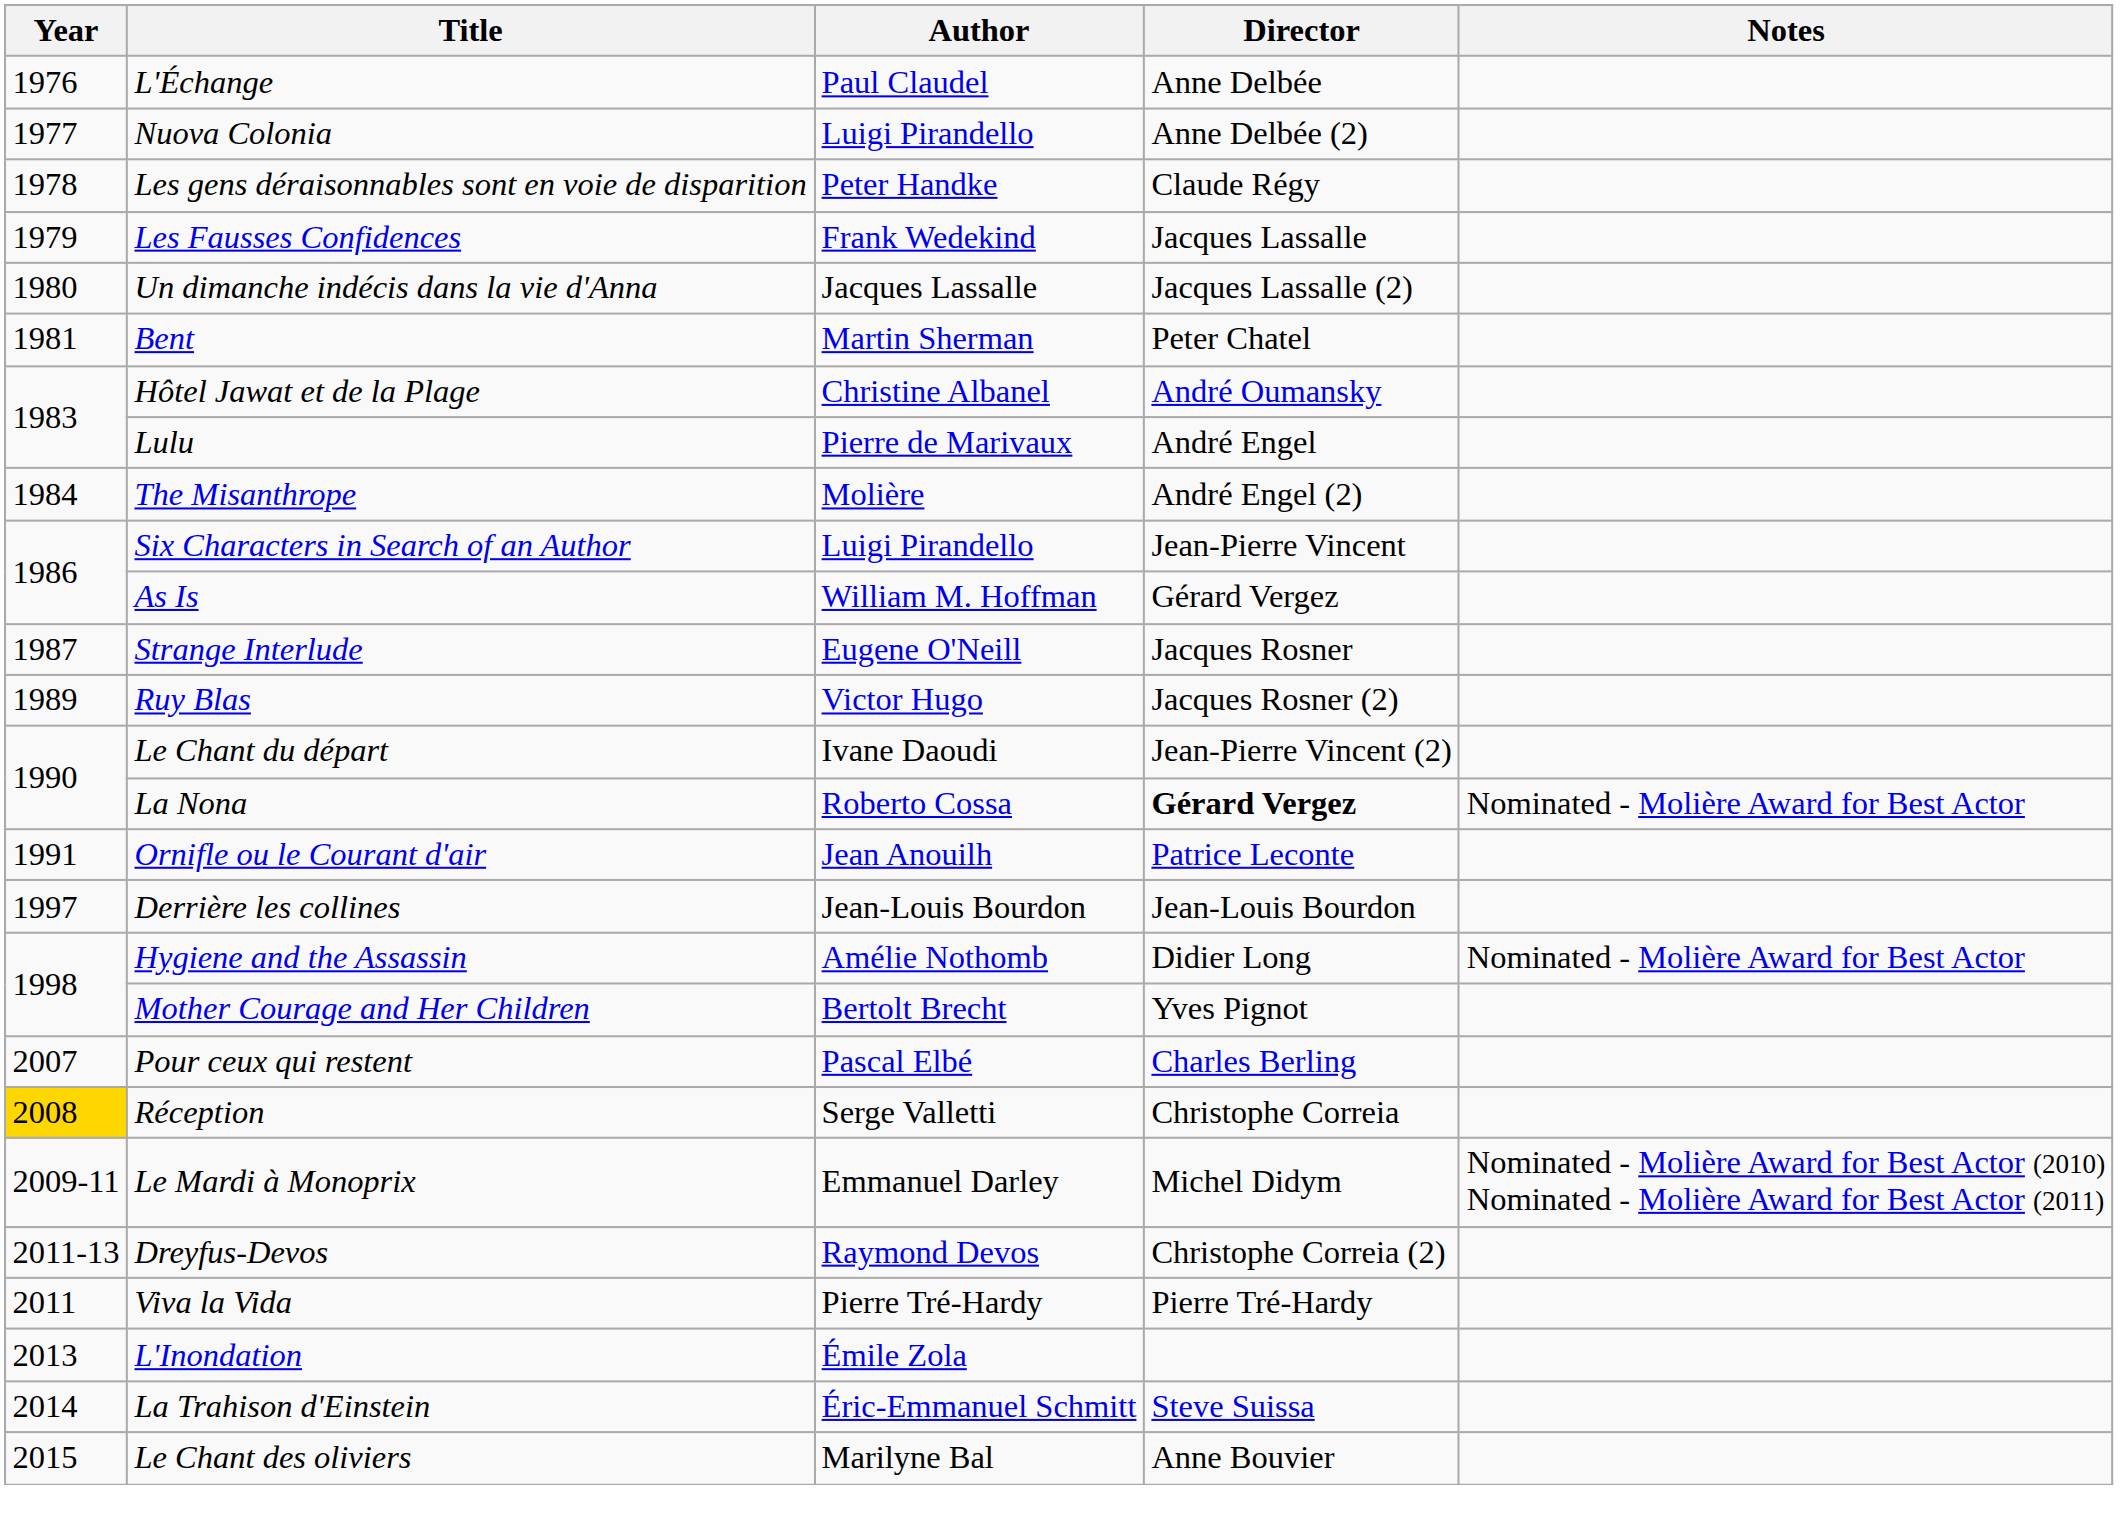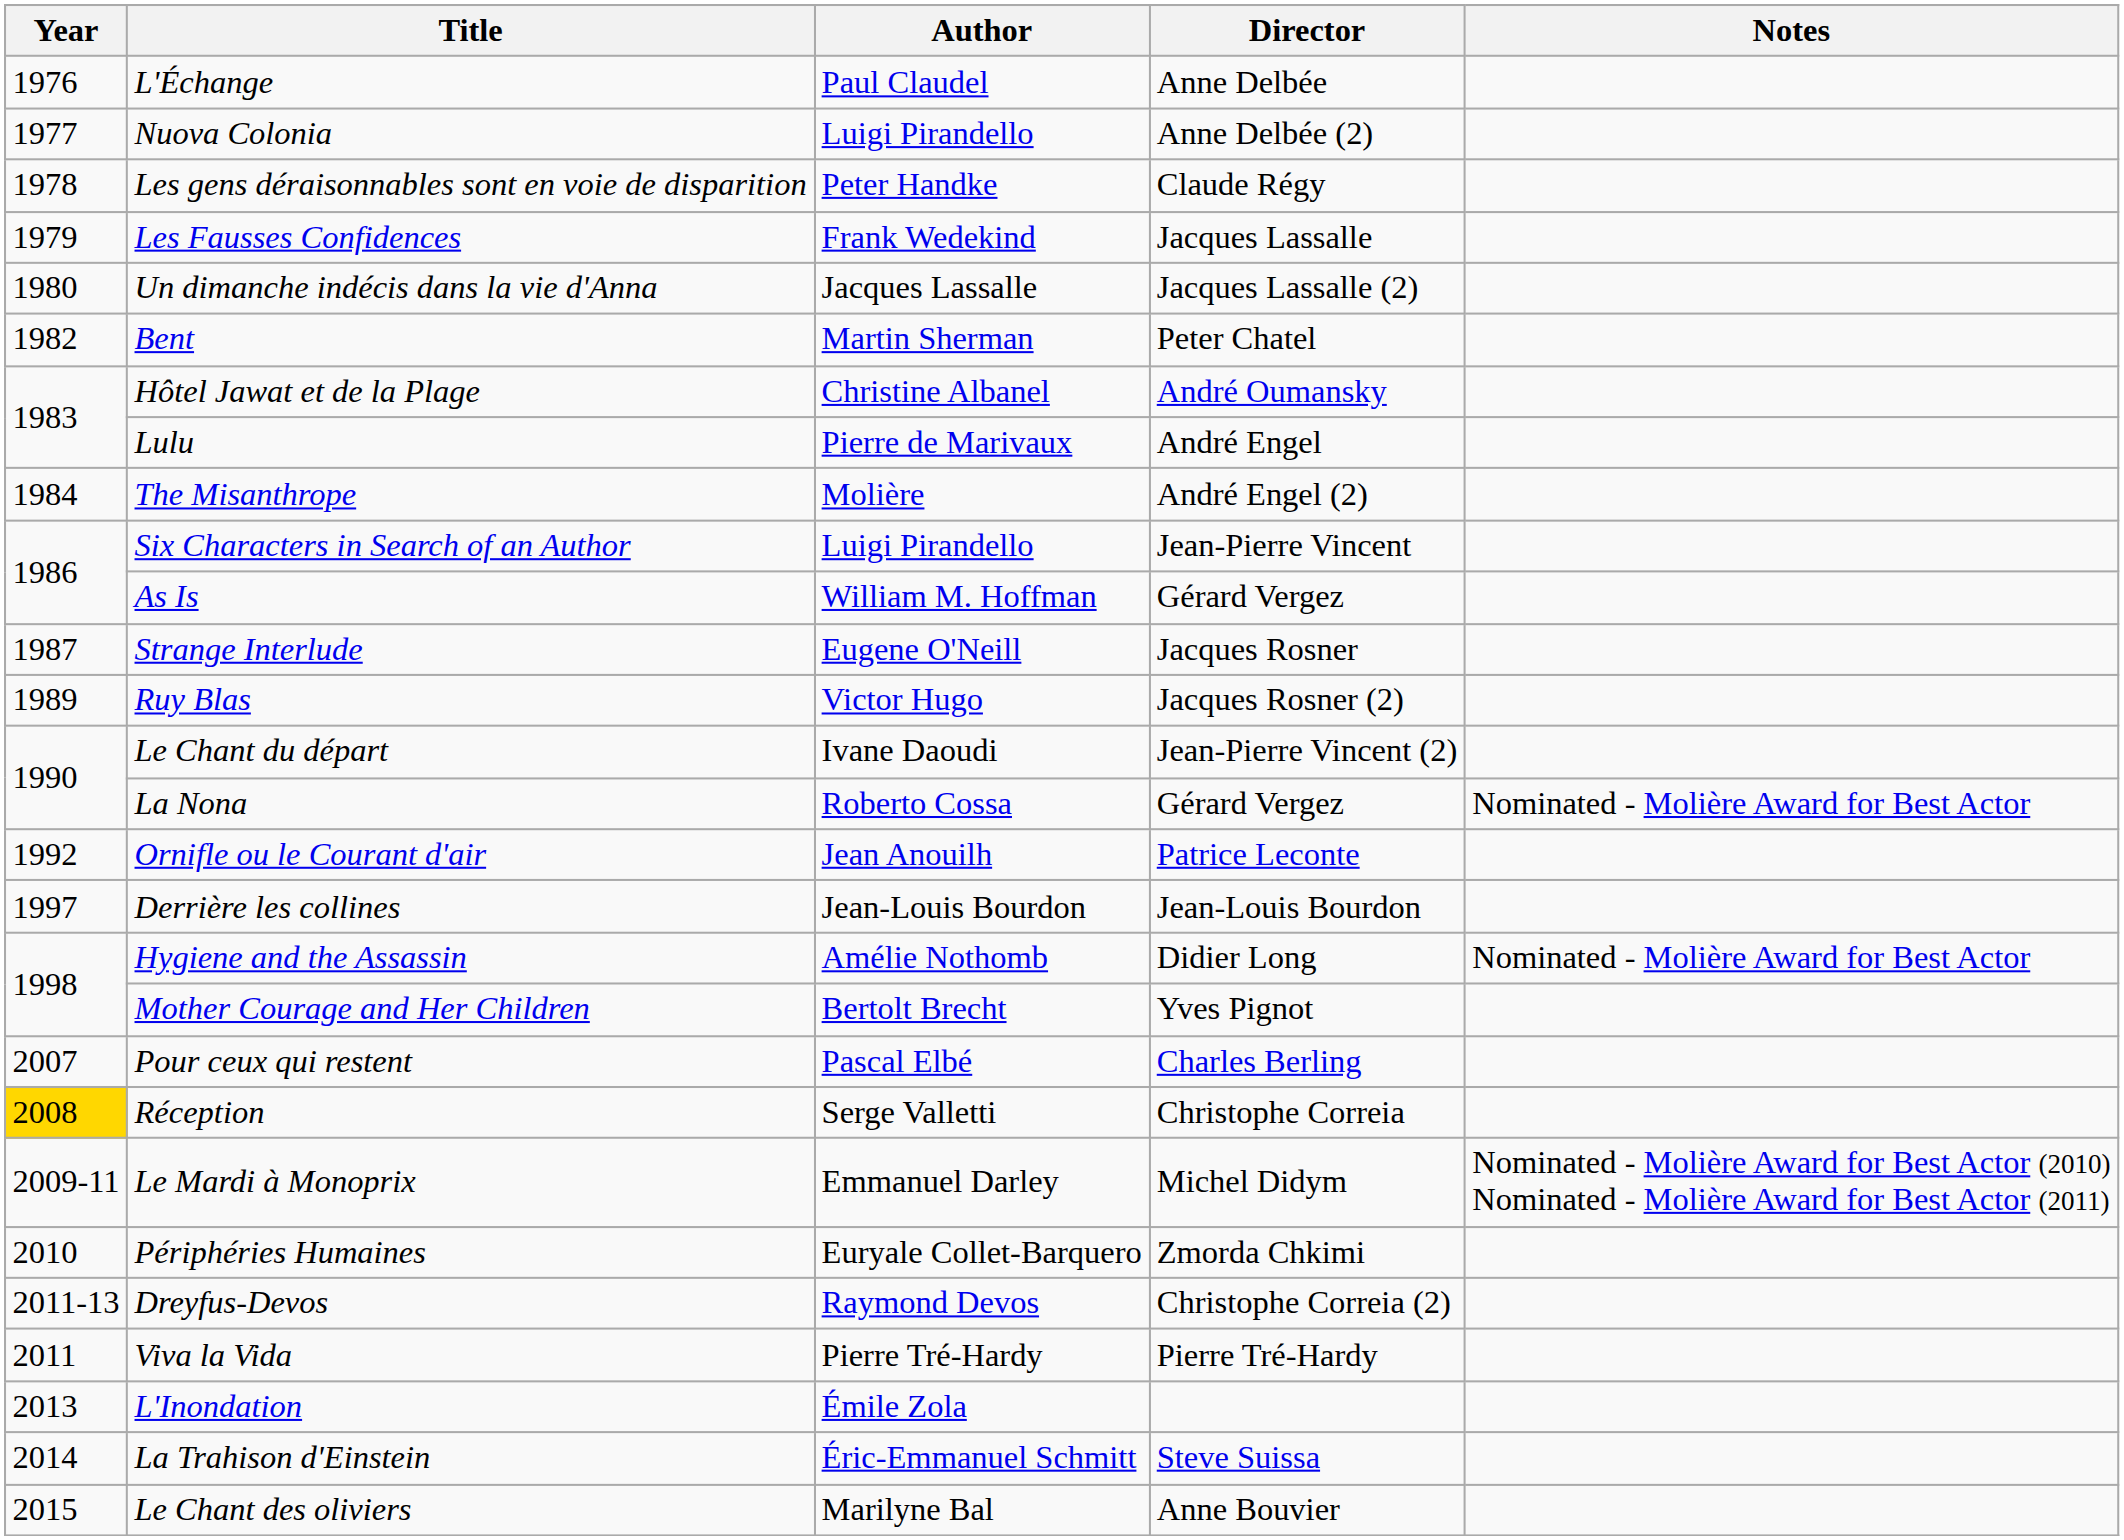(45, 339) 1981 -> (45, 339) 1982
(1254, 802) bold -> (1250, 802) normal
(45, 854) 1991 -> (45, 854) 1992
+ row: (280, 1251)
